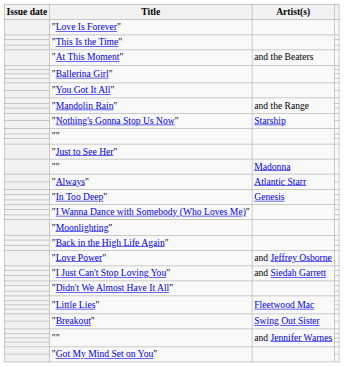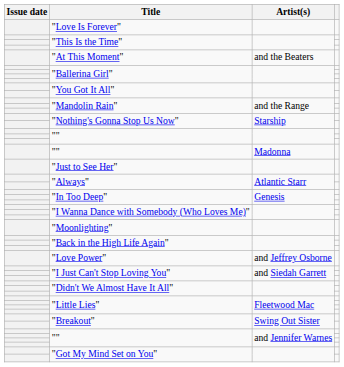rows swapped: (85, 151) <-> (56, 166)
